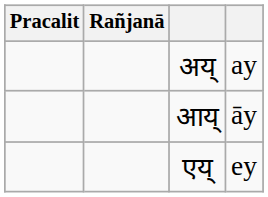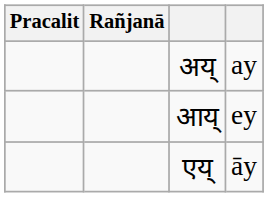(244, 115) āy -> (244, 115) ey
(244, 165) ey -> (244, 165) āy
